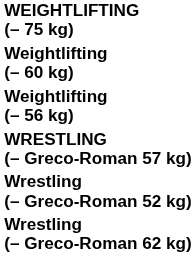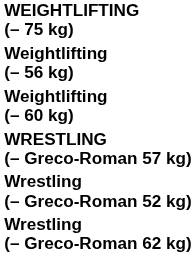rows swapped: (56, 106) <-> (56, 63)
